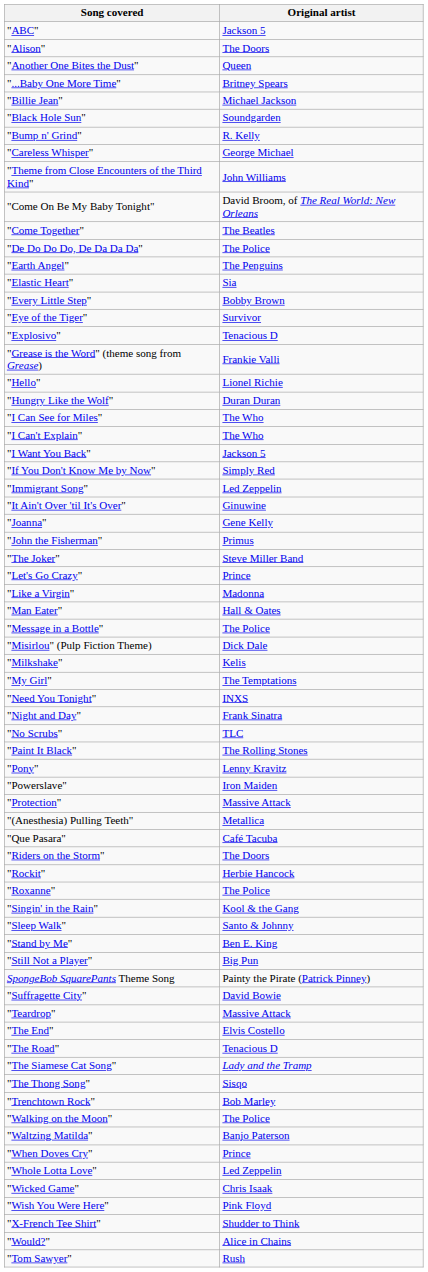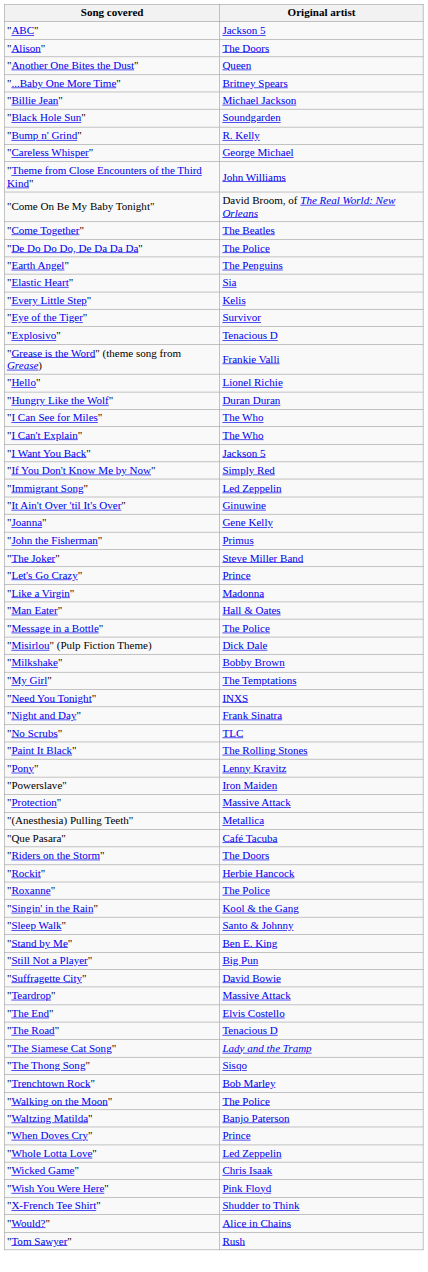(254, 300) Bobby Brown -> (234, 300) Kelis
(234, 663) Kelis -> (254, 663) Bobby Brown
- row: (91, 978)
